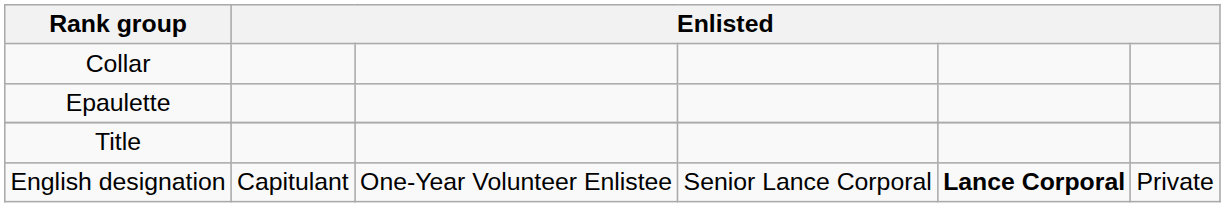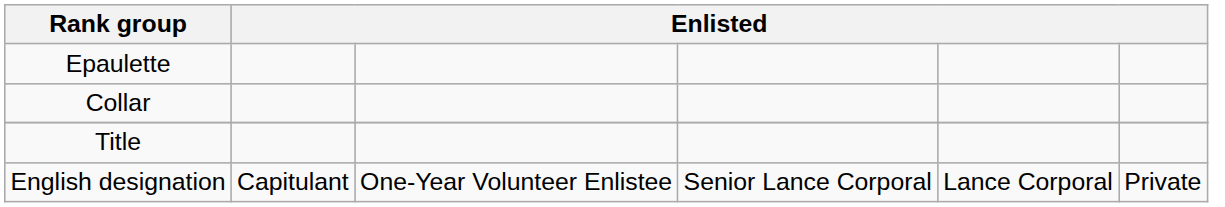rows swapped: (118, 63) <-> (118, 102)
(1034, 181) bold -> (1028, 181) normal
